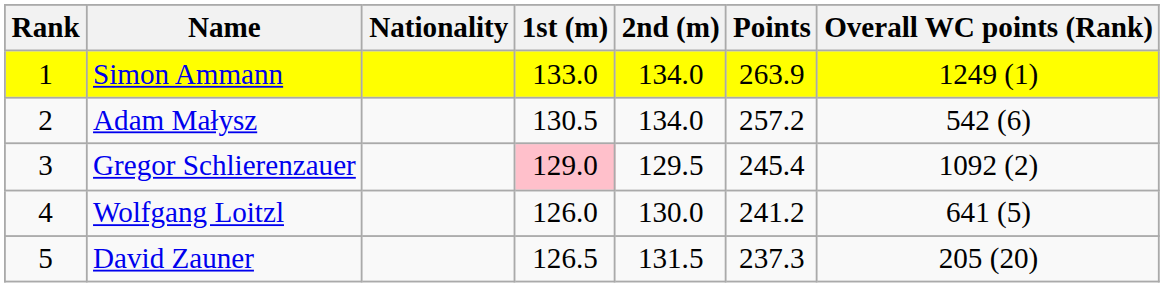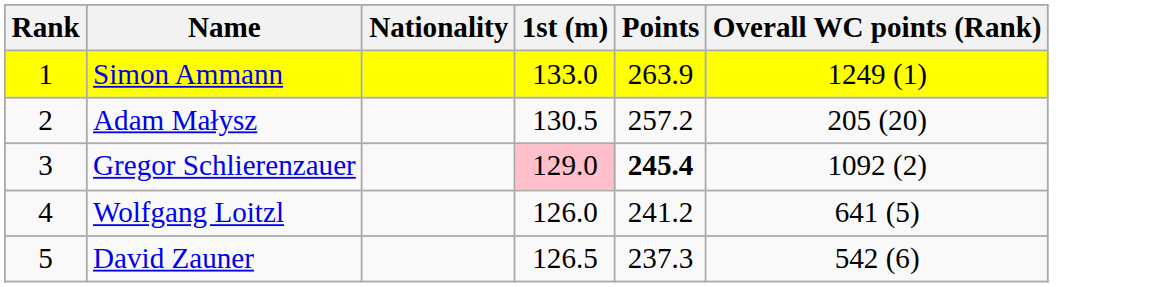- column: (671, 27)
(988, 119) 542 (6) -> (877, 119) 205 (20)
(772, 166) normal -> (661, 166) bold
(988, 258) 205 (20) -> (877, 258) 542 (6)
